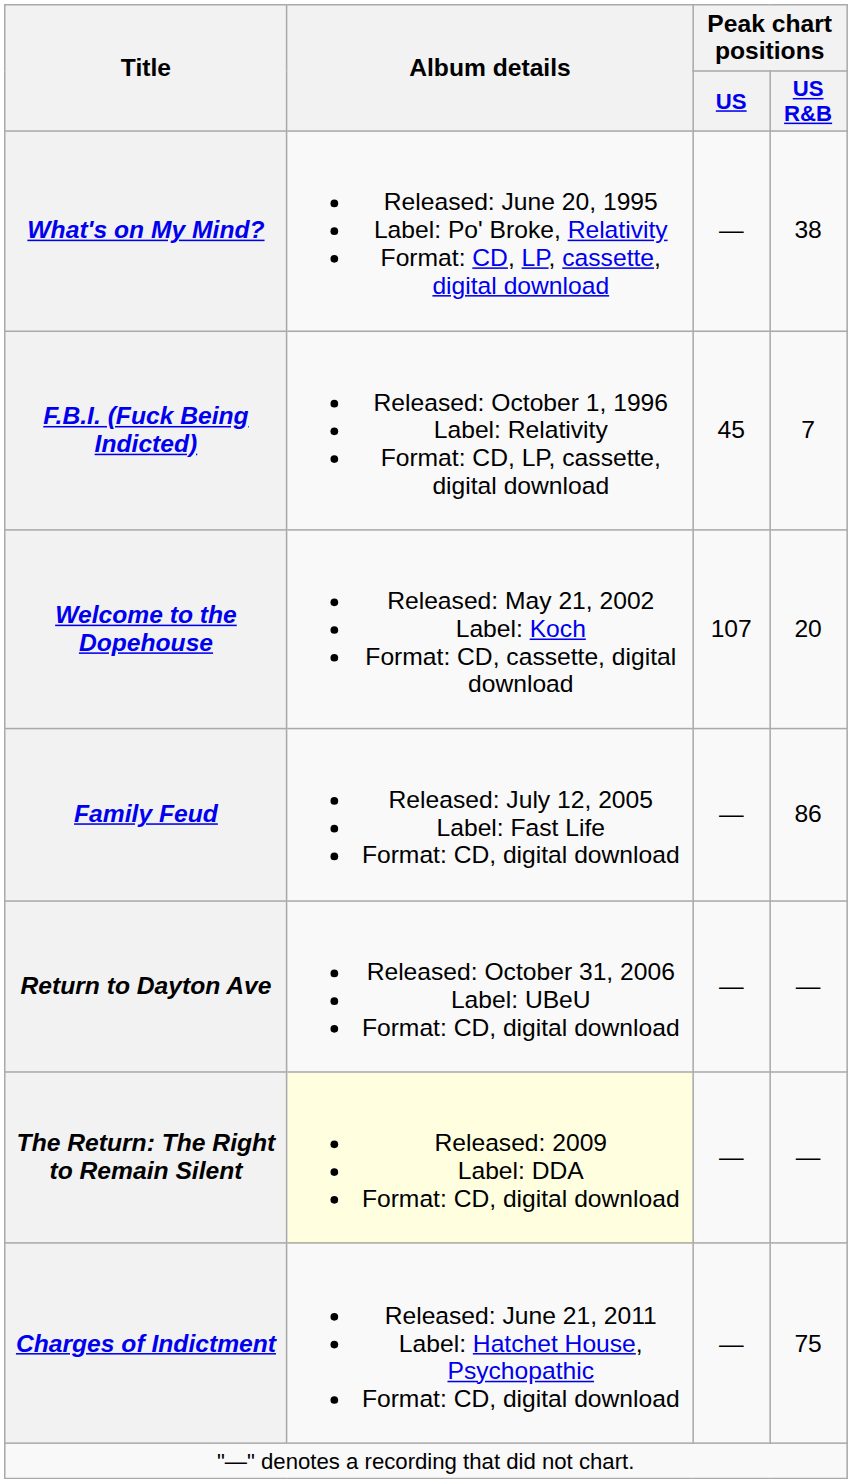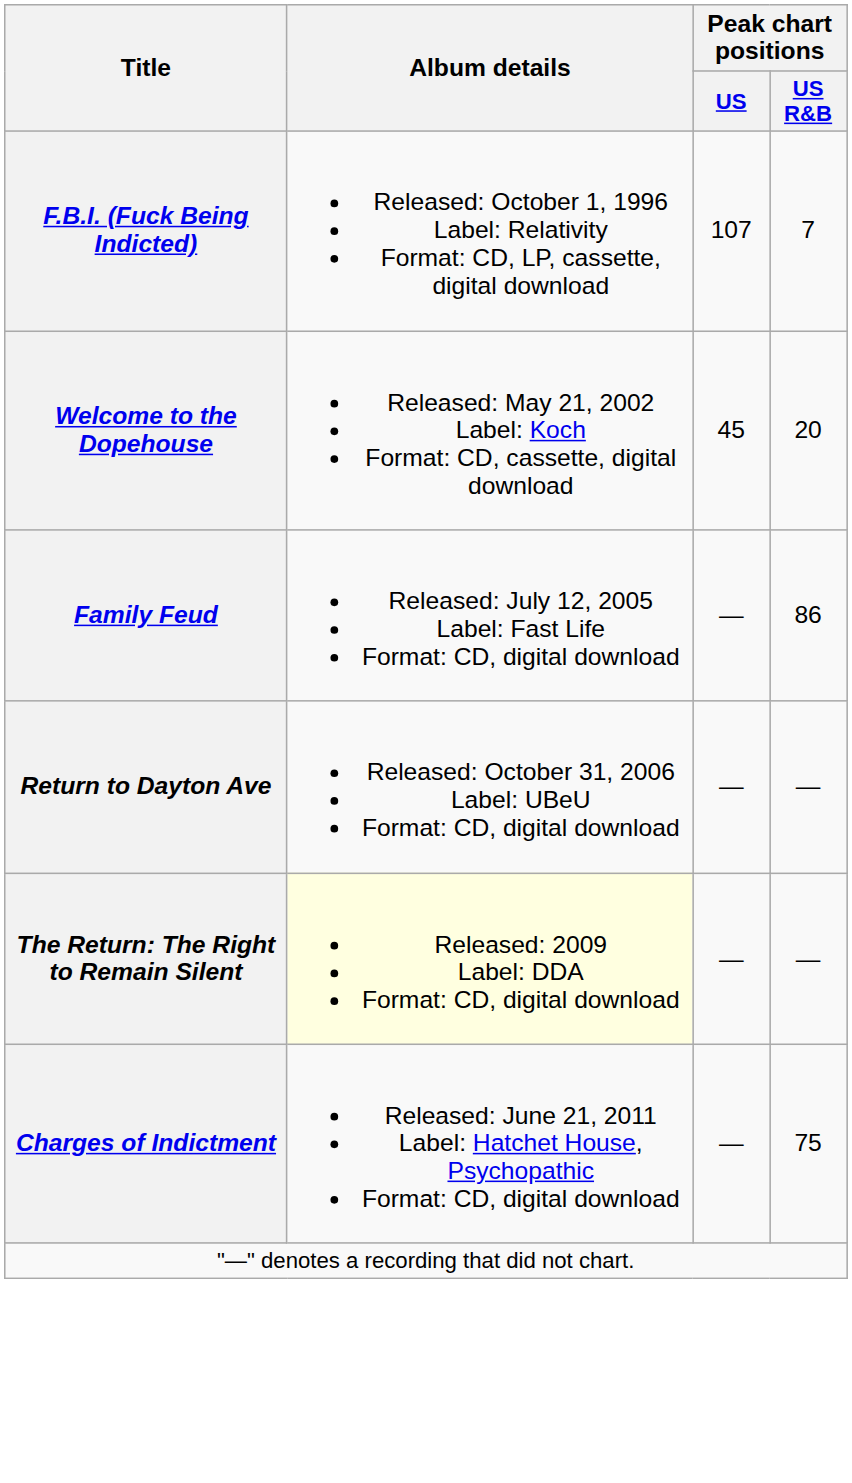- row: (146, 230)
(731, 429) 45 -> (731, 230) 107
(731, 629) 107 -> (731, 429) 45
